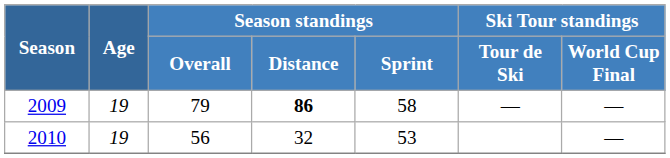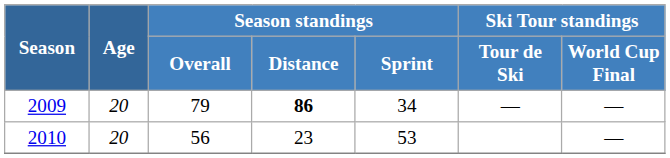(119, 106) 19 -> (119, 106) 20
(407, 106) 58 -> (407, 106) 34
(119, 137) 19 -> (119, 137) 20
(304, 137) 32 -> (304, 137) 23
